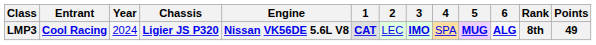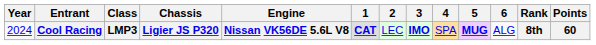columns swapped: (125, 13) <-> (22, 13)
(505, 30) bold -> (504, 30) normal
(571, 30) 49 -> (570, 30) 60
